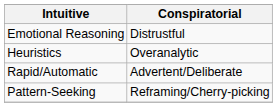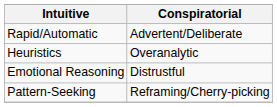rows swapped: (52, 72) <-> (66, 33)
